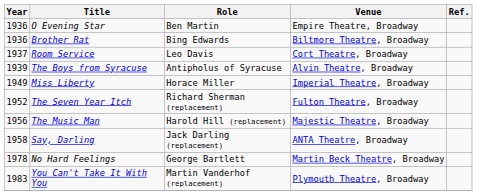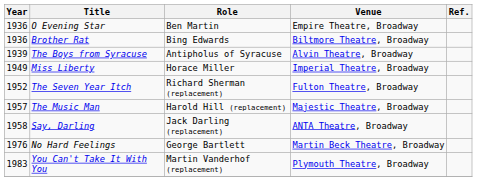- row: (63, 54)
(17, 121) 1956 -> (17, 107) 1957
(17, 159) 1978 -> (17, 145) 1976
